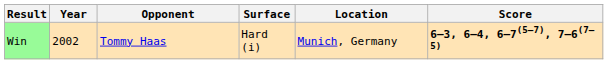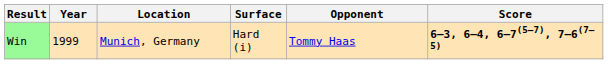columns swapped: (361, 13) <-> (168, 13)
(66, 41) 2002 -> (66, 41) 1999
